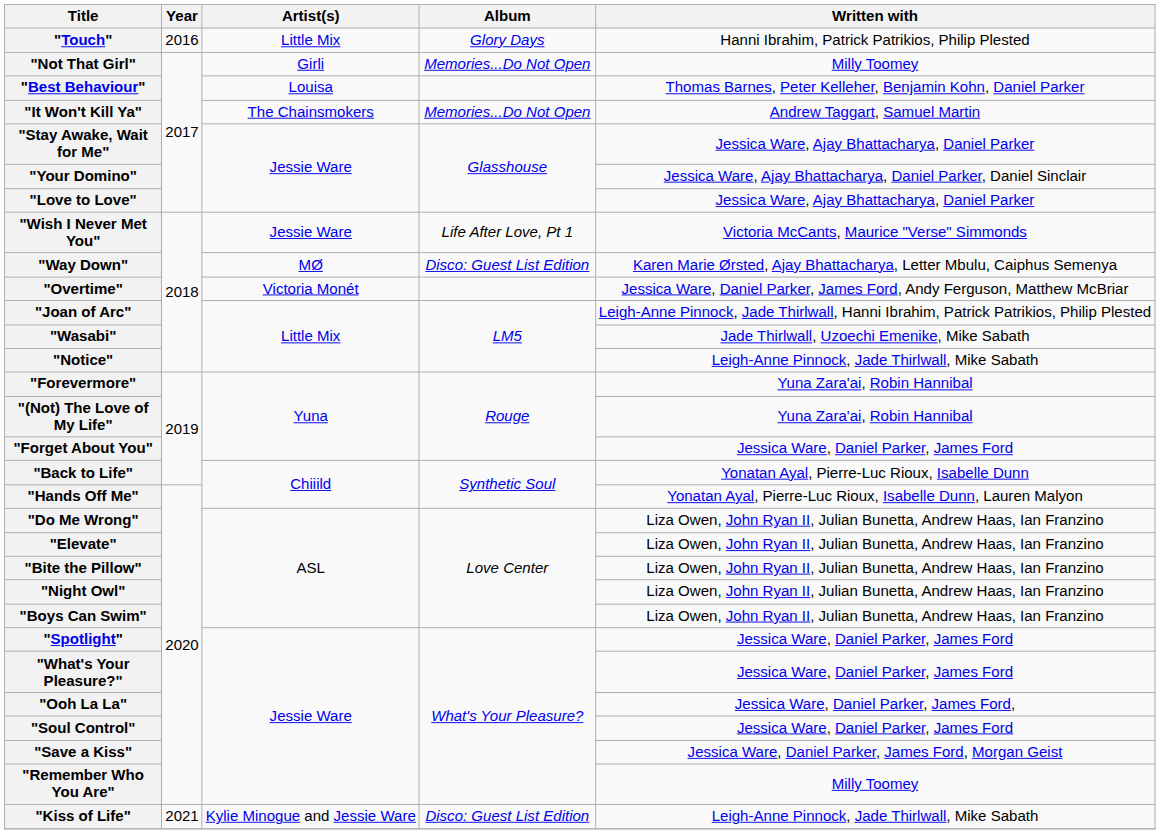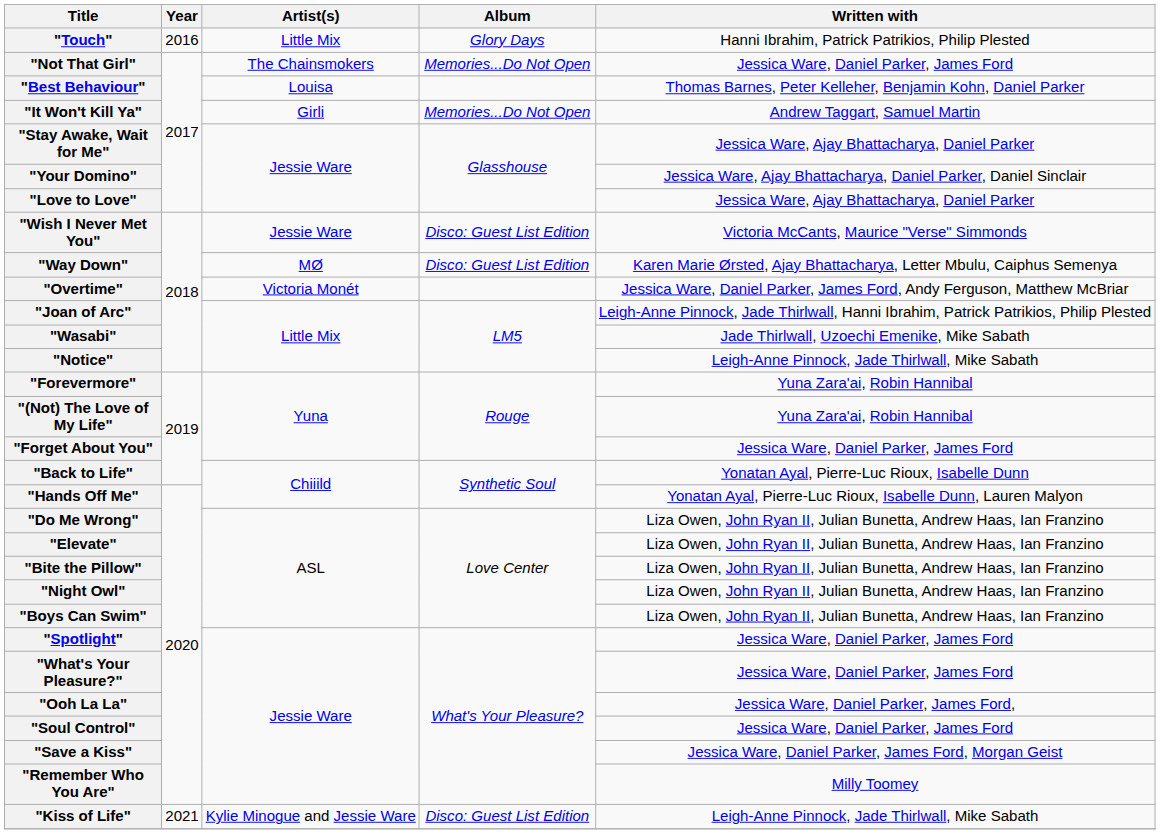(311, 64) Girli -> (311, 64) The Chainsmokers
(875, 64) Milly Toomey -> (875, 64) Jessica Ware, Daniel Parker, James Ford
(311, 111) The Chainsmokers -> (311, 111) Girli
(507, 232) Life After Love, Pt 1 -> (507, 232) Disco: Guest List Edition
